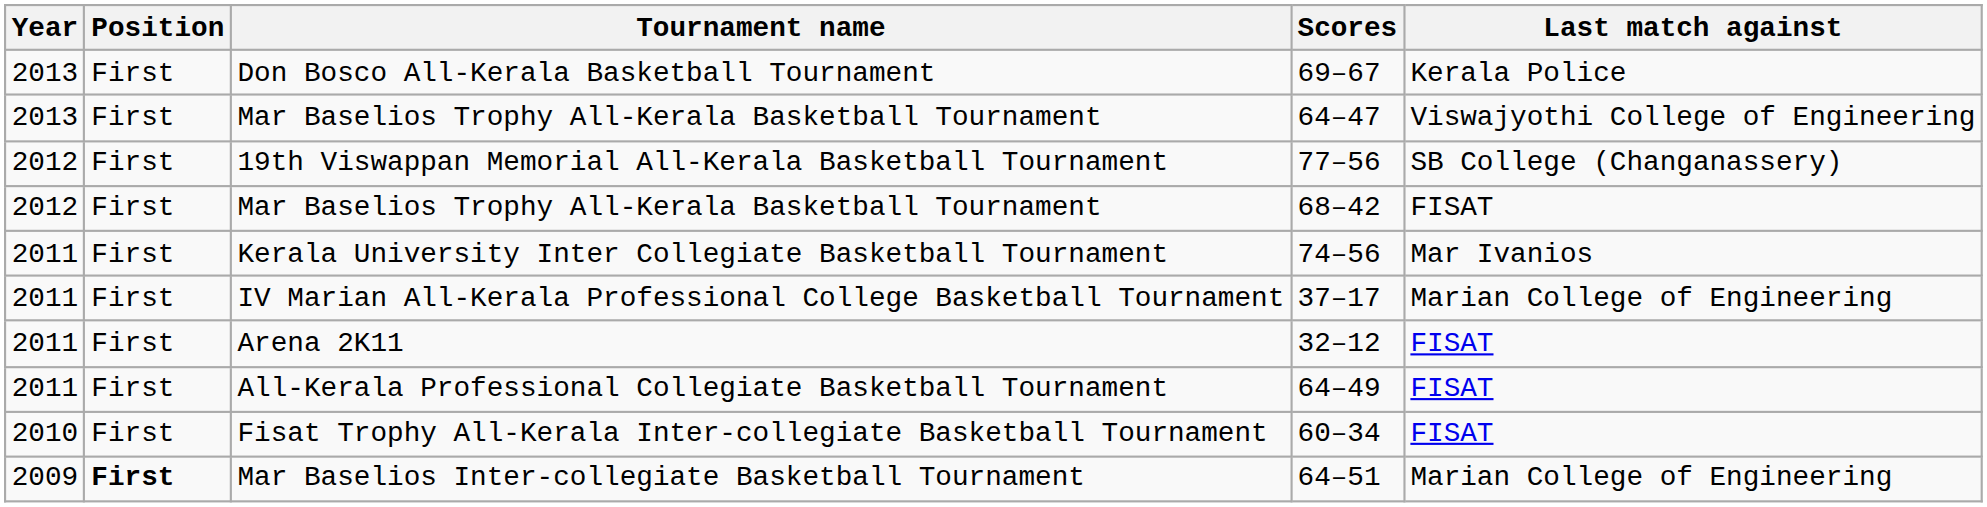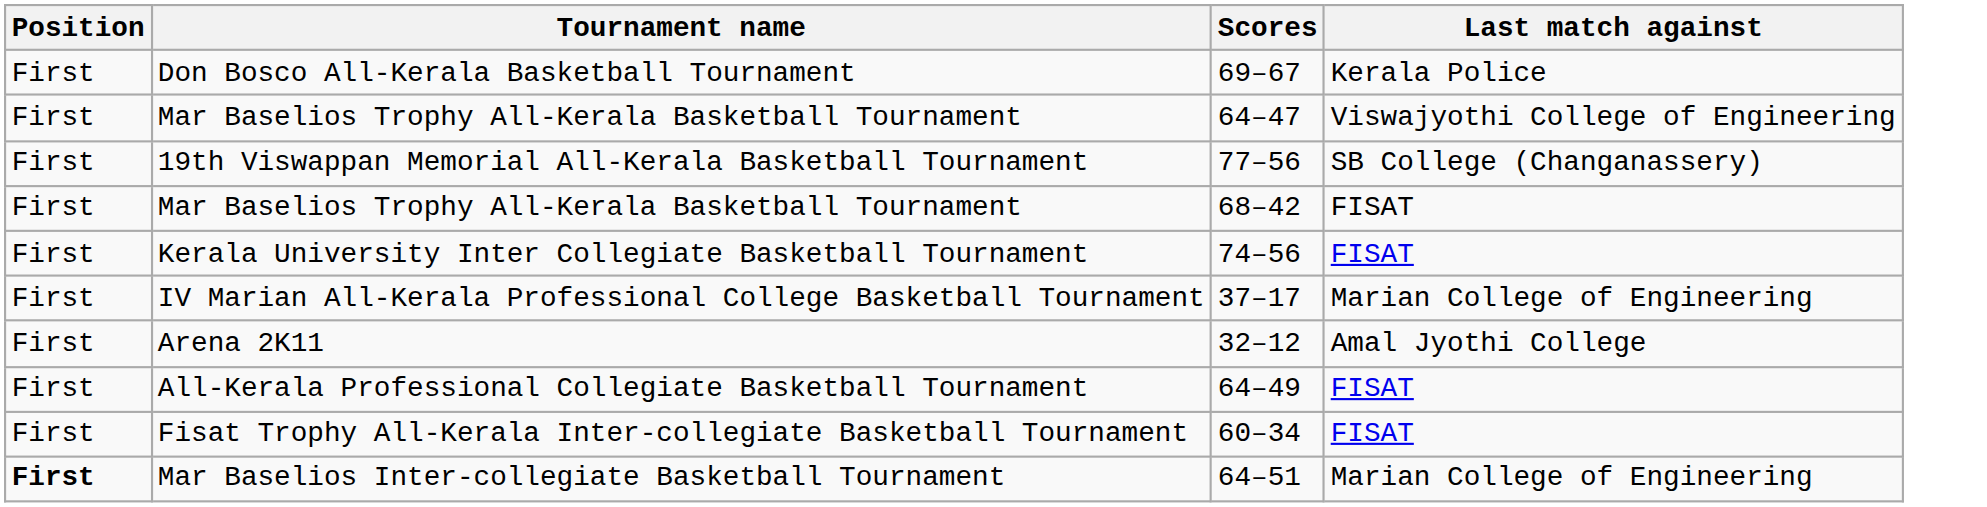- column: (45, 28)
(1502, 253) Mar Ivanios -> (1372, 253) FISAT
(1452, 344) FISAT -> (1489, 344) Amal Jyothi College
